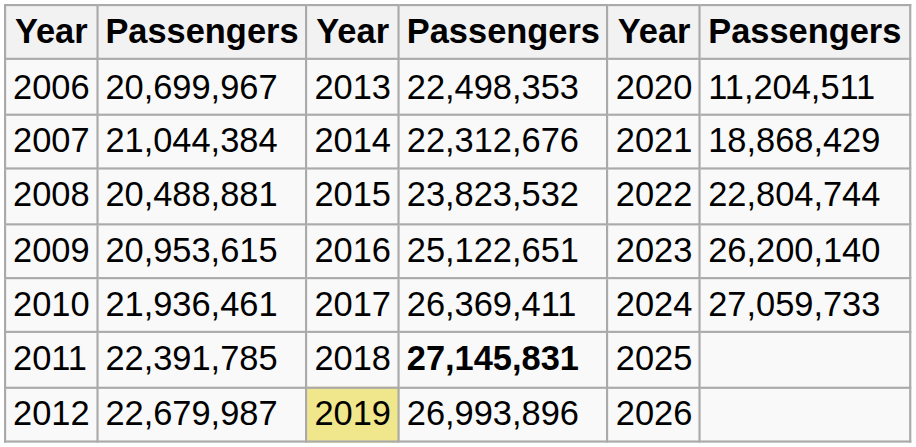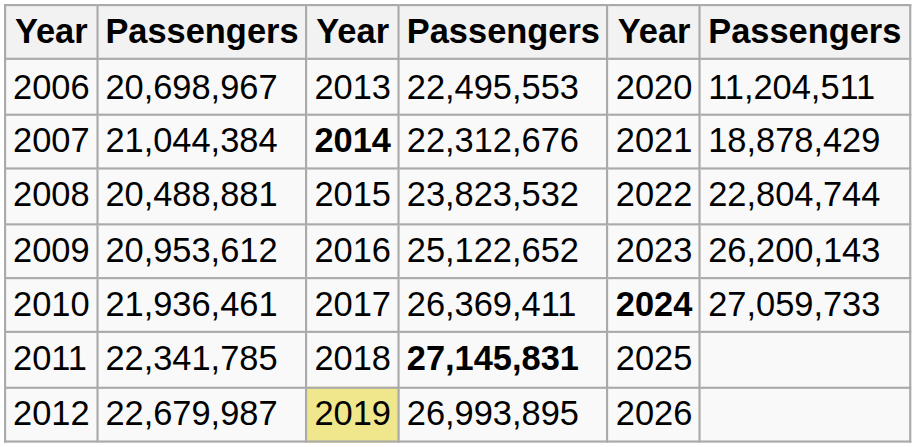(191, 86) 20,699,967 -> (191, 86) 20,698,967
(493, 86) 22,498,353 -> (493, 86) 22,495,553
(353, 140) normal -> (353, 140) bold
(794, 140) 18,868,429 -> (794, 140) 18,878,429
(191, 250) 20,953,615 -> (191, 250) 20,953,612
(493, 250) 25,122,651 -> (493, 250) 25,122,652
(794, 250) 26,200,140 -> (794, 250) 26,200,143
(654, 304) normal -> (654, 304) bold
(191, 359) 22,391,785 -> (191, 359) 22,341,785
(493, 413) 26,993,896 -> (493, 413) 26,993,895
